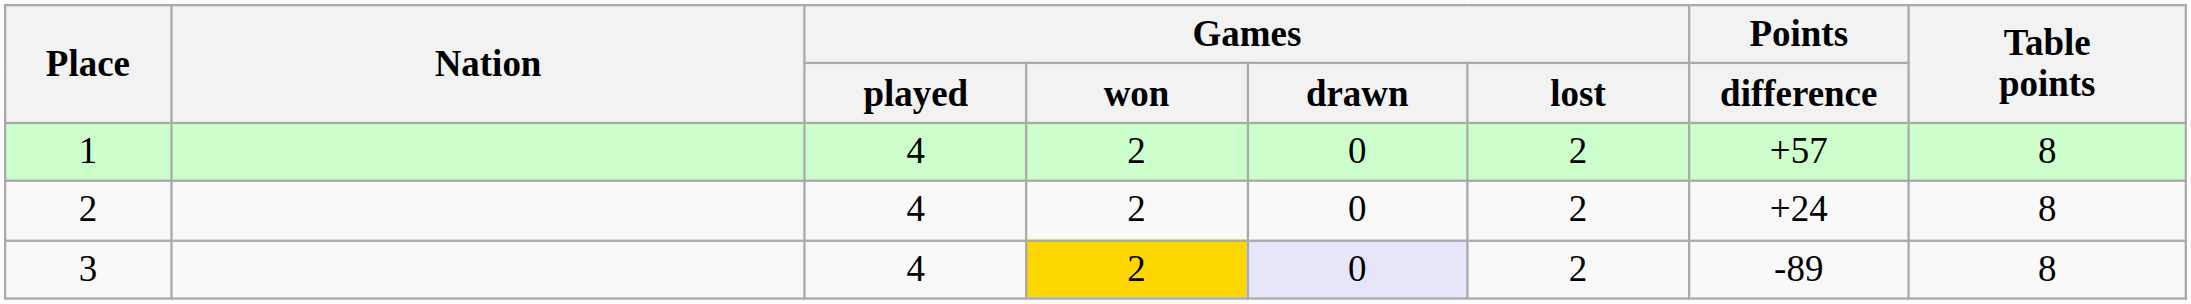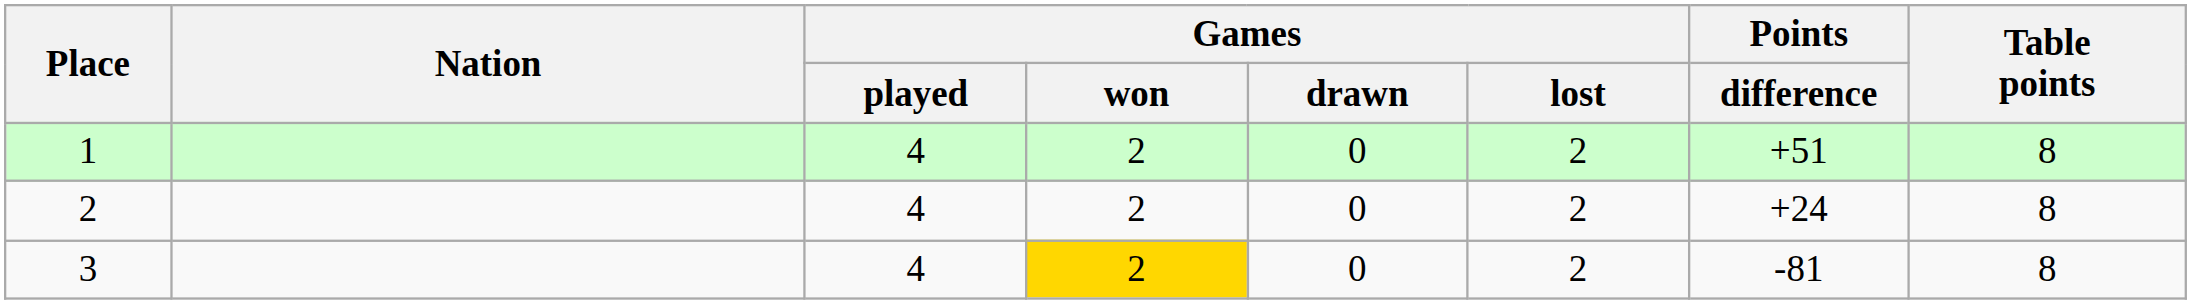(1799, 151) +57 -> (1799, 151) +51
(1357, 268) lavender background -> (1357, 268) no background
(1799, 268) -89 -> (1799, 268) -81
